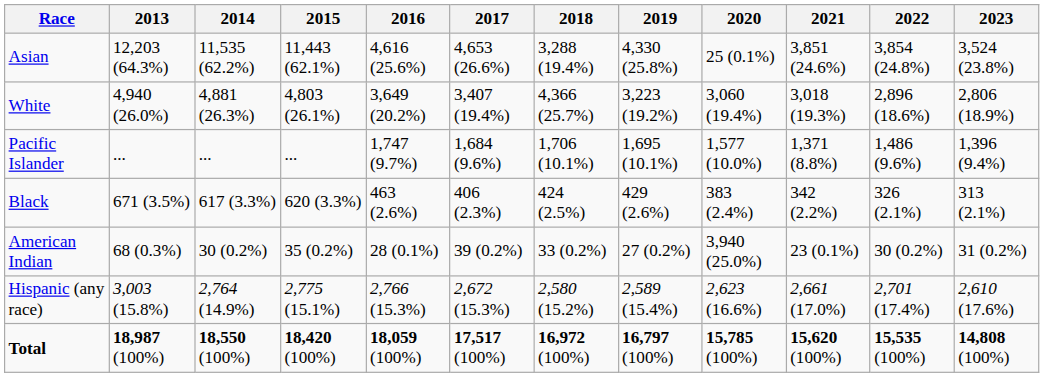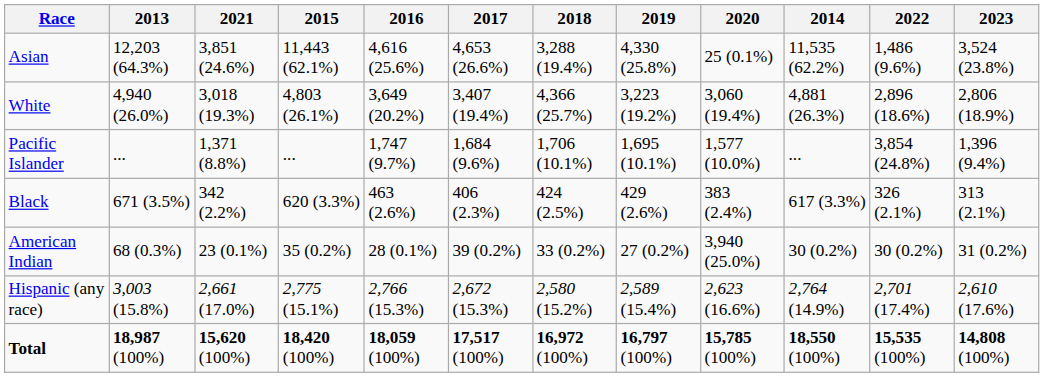columns swapped: (238, 19) <-> (828, 19)
(902, 57) 3,854 (24.8%) -> (898, 57) 1,486 (9.6%)
(898, 154) 1,486 (9.6%) -> (902, 154) 3,854 (24.8%)
